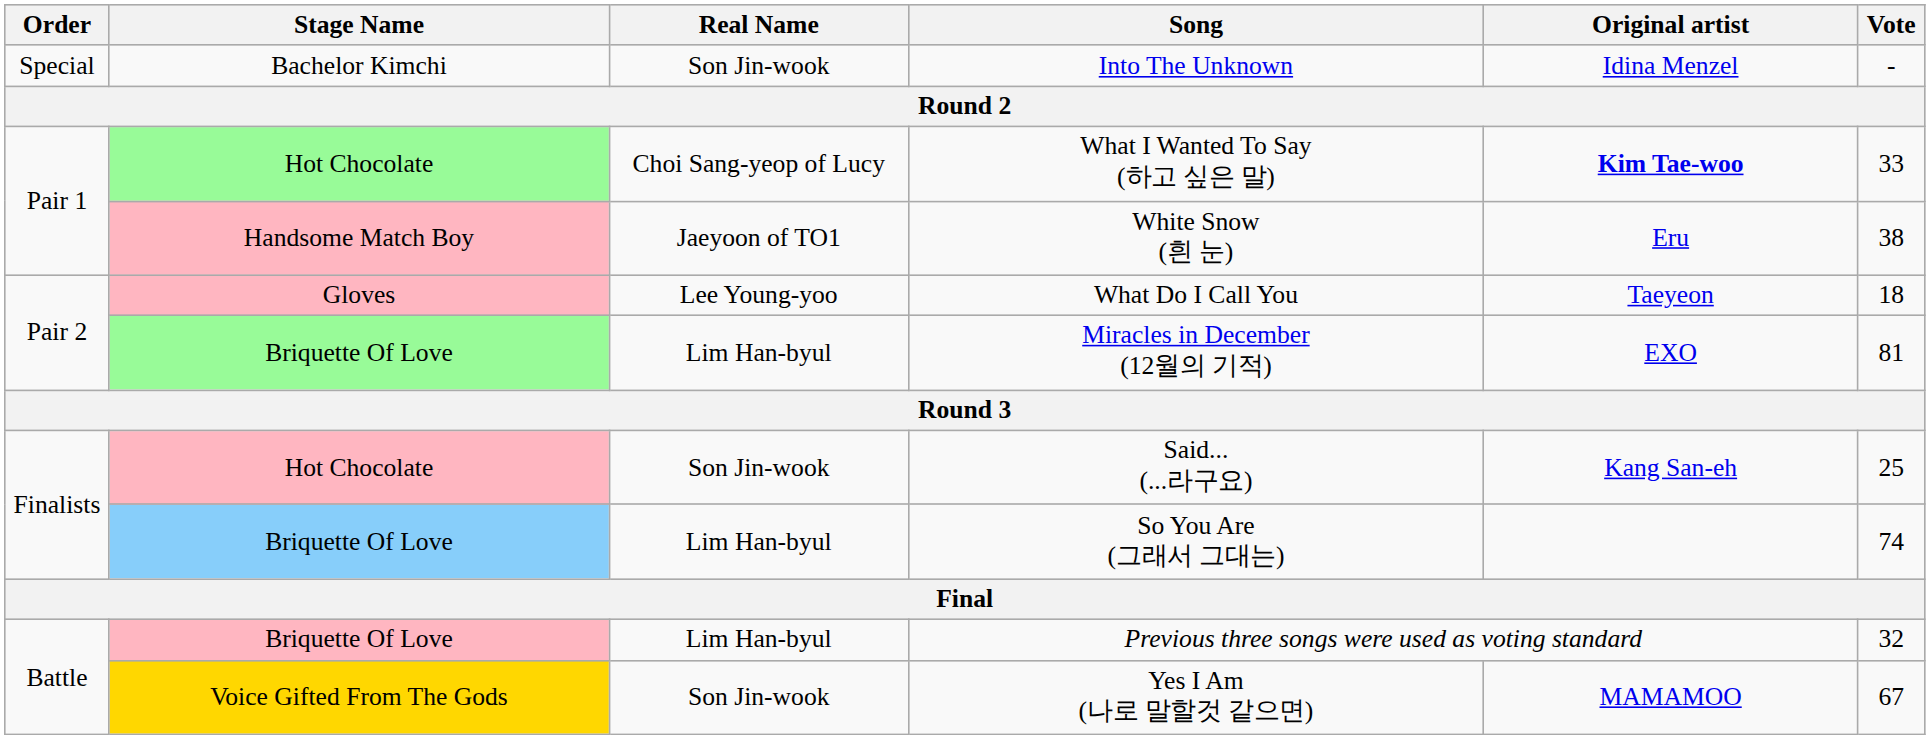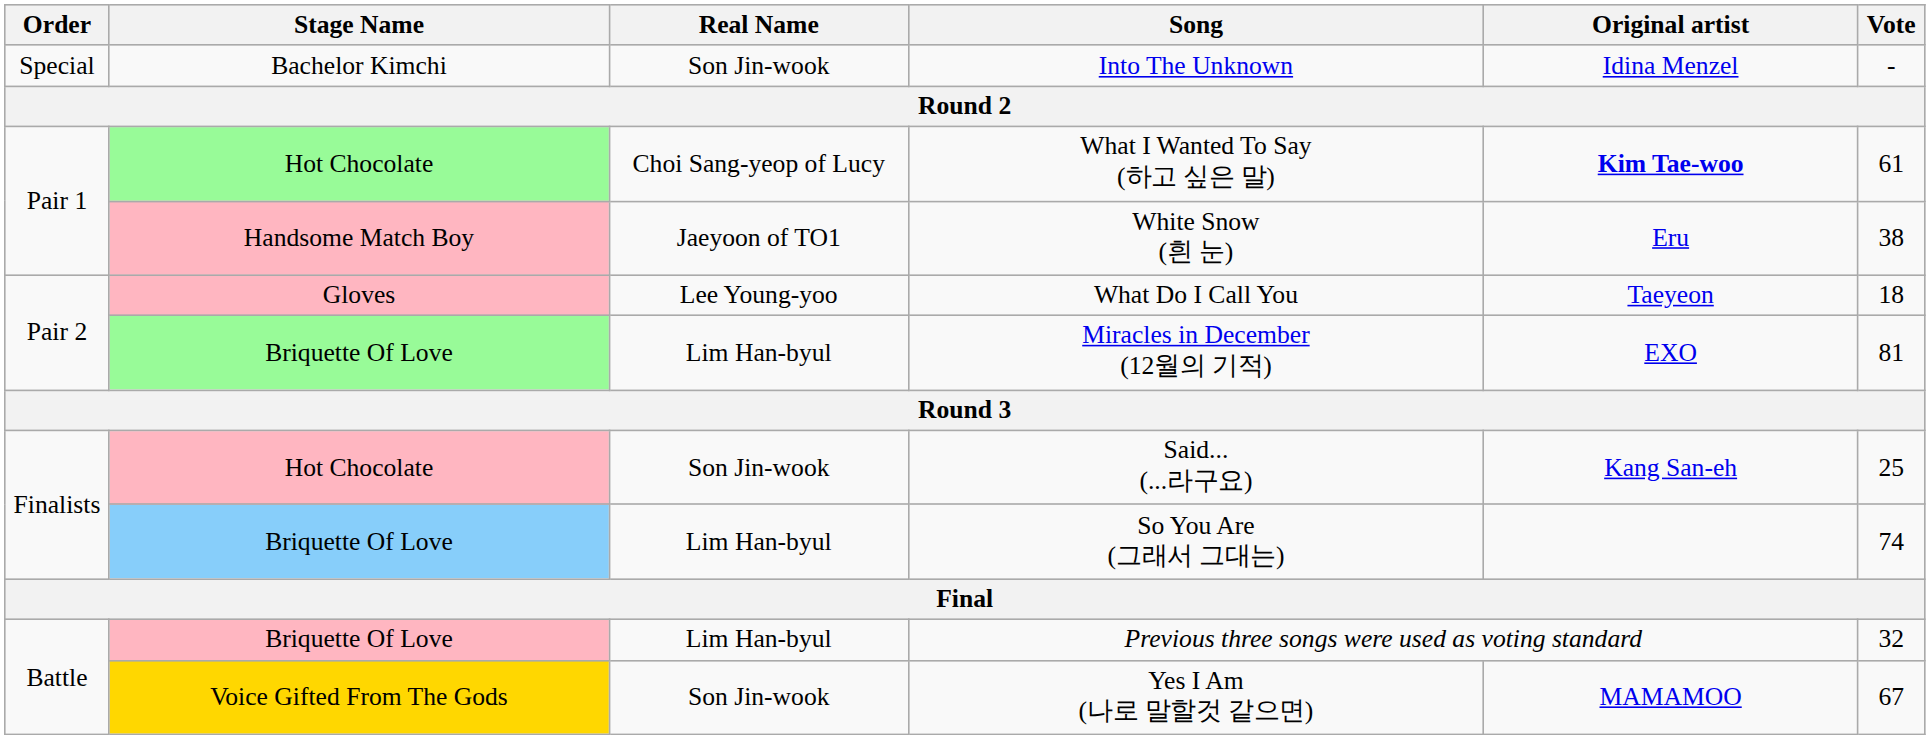(1891, 163) 33 -> (1891, 163) 61
